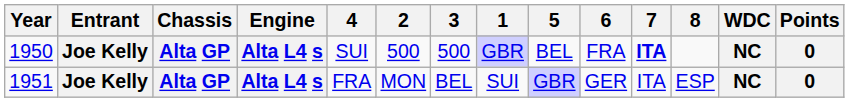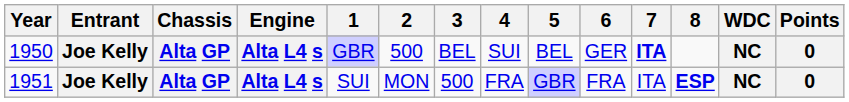columns swapped: (503, 21) <-> (352, 21)
(454, 51) 500 -> (457, 51) BEL
(606, 51) FRA -> (606, 51) GER
(454, 82) BEL -> (457, 82) 500
(606, 82) GER -> (606, 82) FRA
(695, 82) normal -> (695, 82) bold
